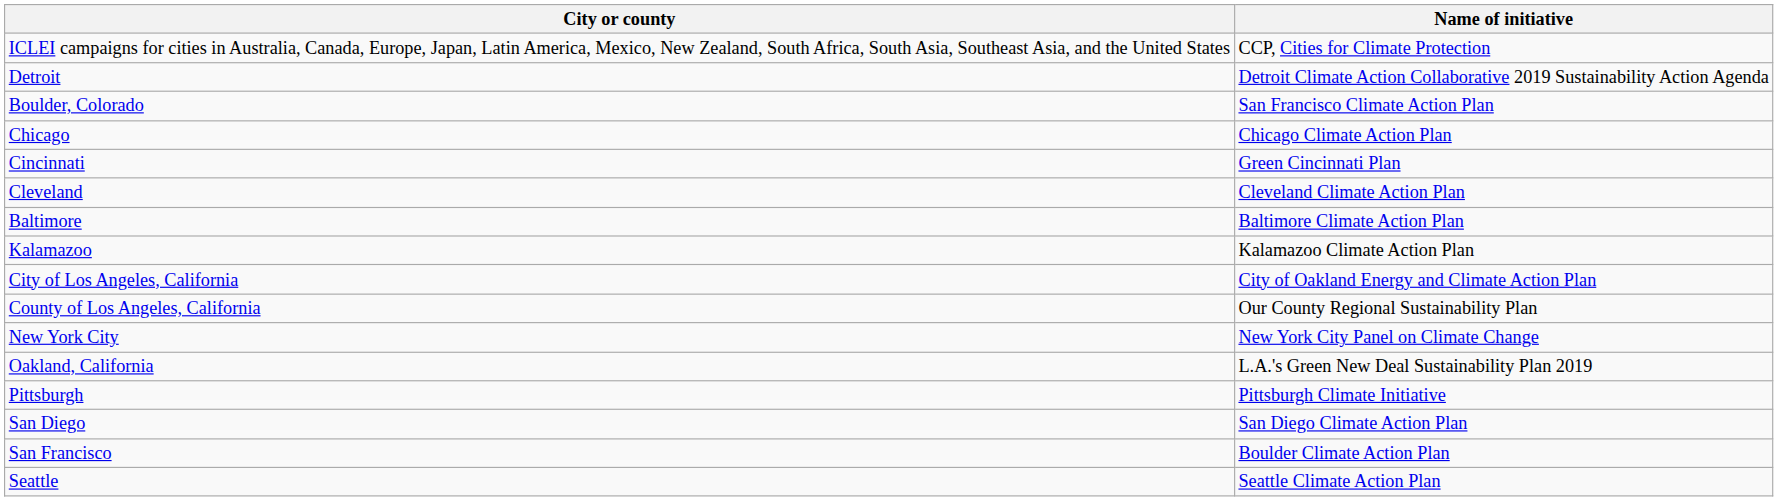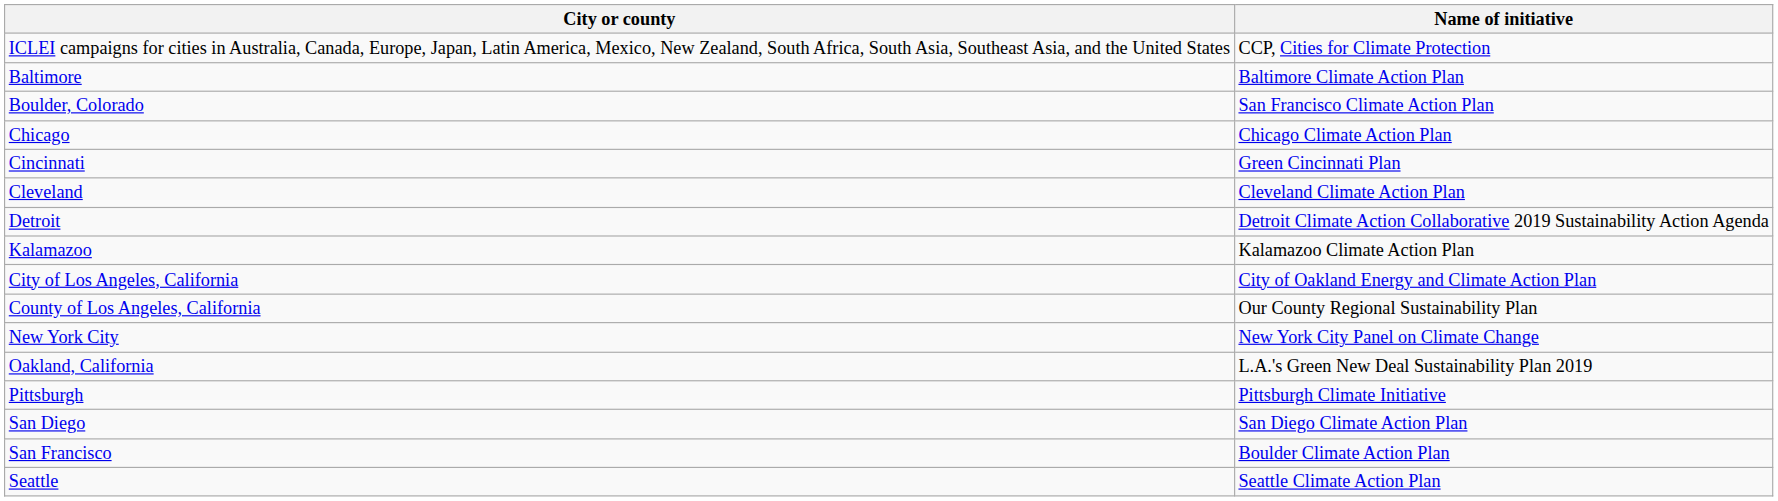rows swapped: (45, 221) <-> (35, 76)
